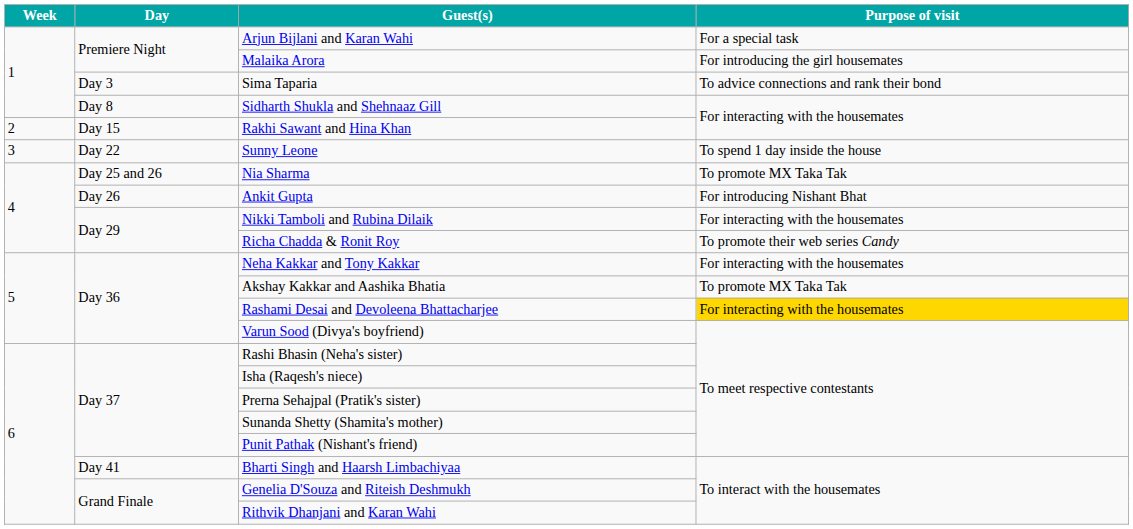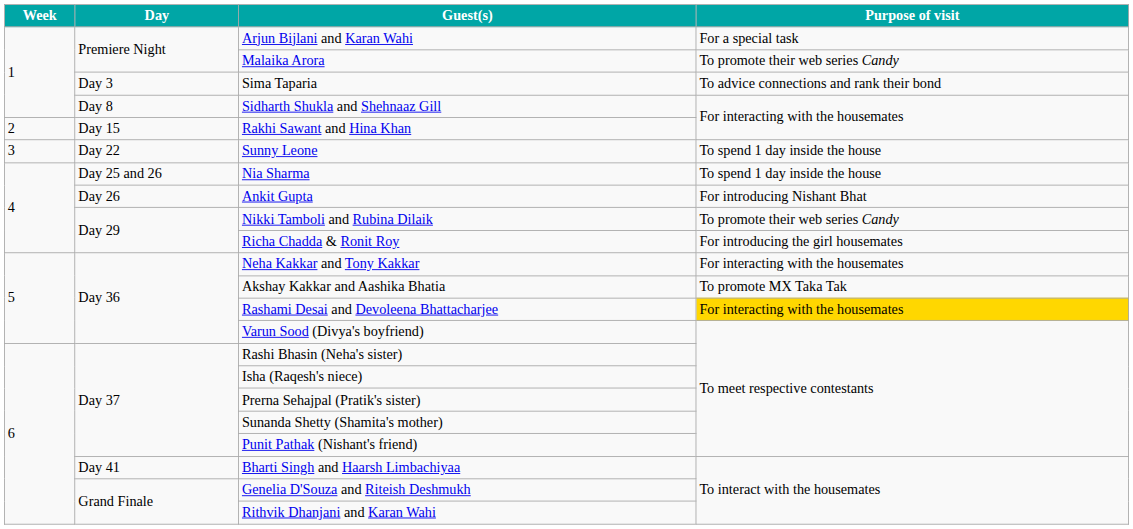(801, 60) For introducing the girl housemates -> (799, 60) To promote their web series Candy
(773, 173) To promote MX Taka Tak -> (790, 173) To spend 1 day inside the house
(801, 219) For interacting with the housemates -> (799, 219) To promote their web series Candy
(799, 241) To promote their web series Candy -> (801, 241) For introducing the girl housemates
